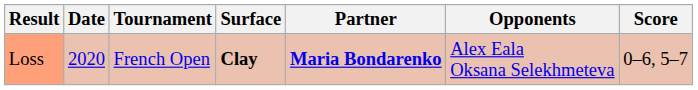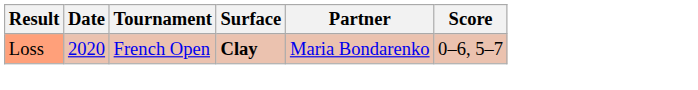- column: (532, 19)
(366, 59) bold -> (360, 48) normal
